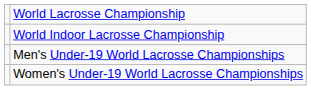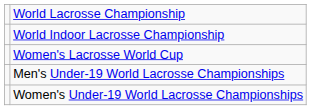+ row: (98, 54)
